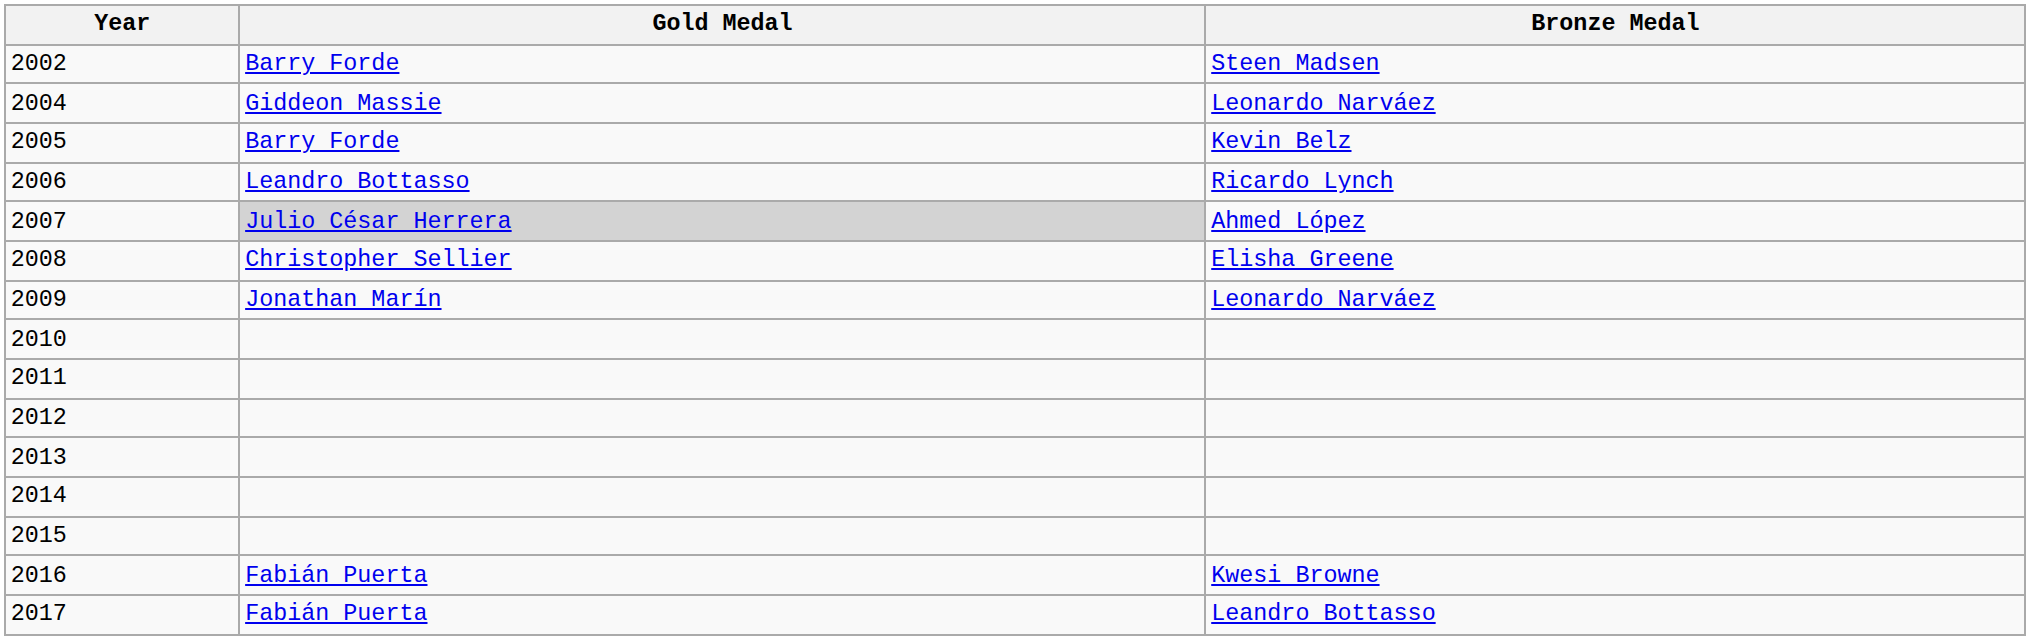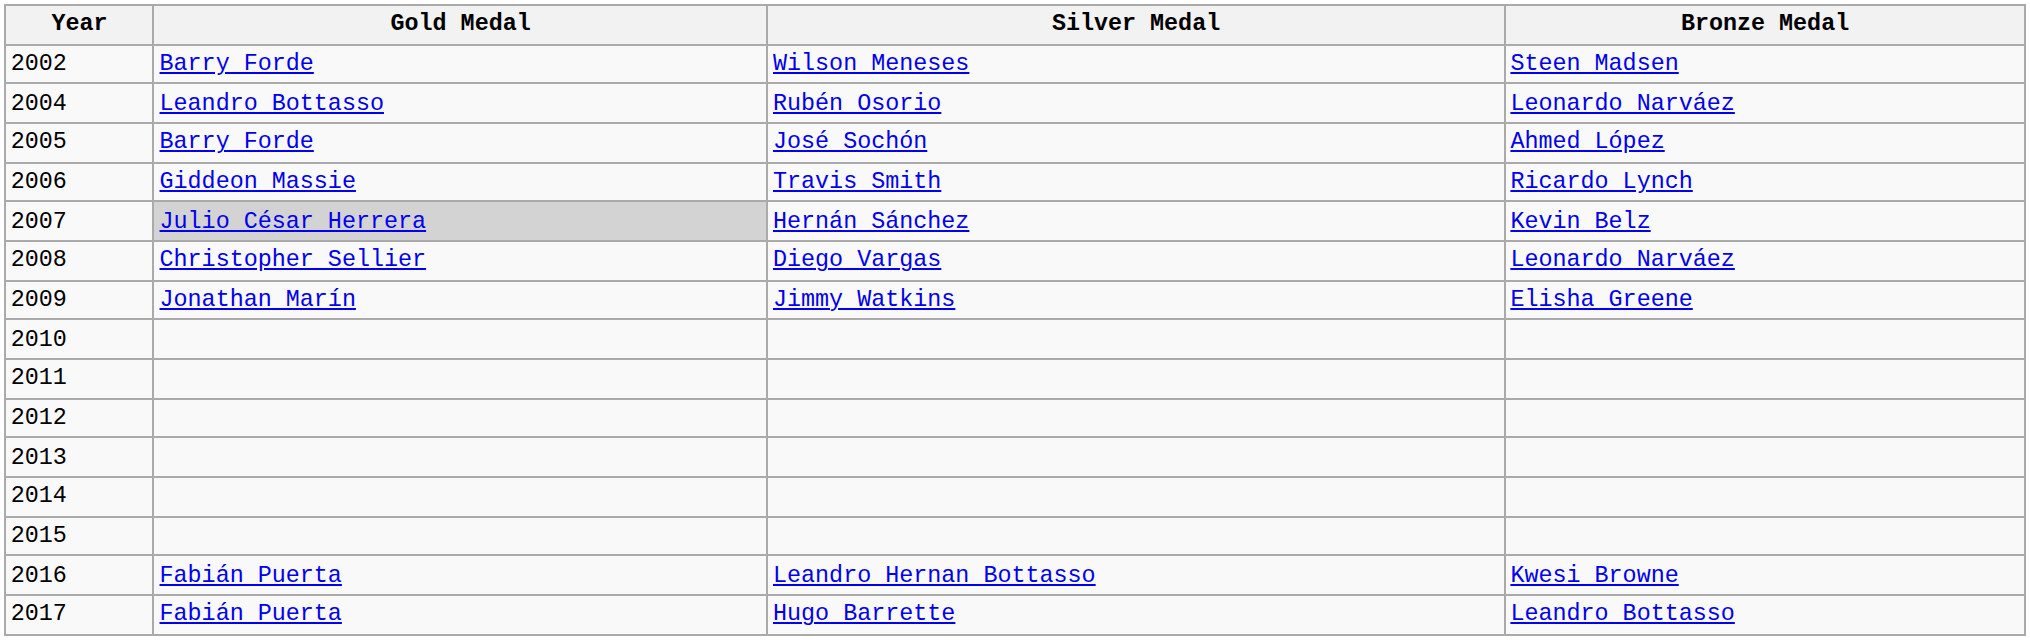+ column: (1136, 24)
(343, 103) Giddeon Massie -> (272, 103) Leandro Bottasso
(1281, 142) Kevin Belz -> (1588, 142) Ahmed López
(357, 182) Leandro Bottasso -> (258, 182) Giddeon Massie
(1288, 221) Ahmed López -> (1581, 221) Kevin Belz
(1302, 260) Elisha Greene -> (1623, 260) Leonardo Narváez
(1323, 300) Leonardo Narváez -> (1602, 300) Elisha Greene
